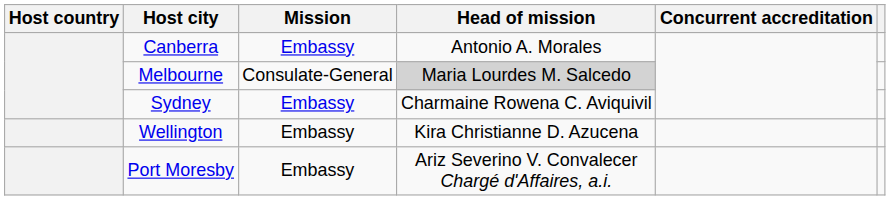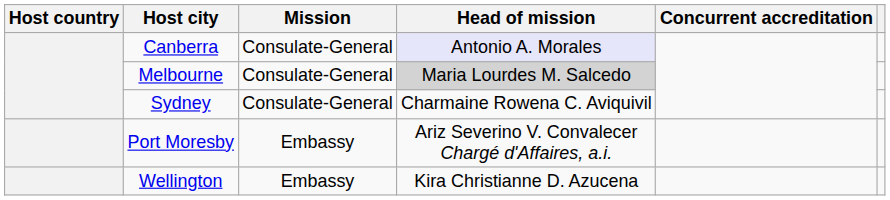(317, 47) Embassy -> (317, 47) Consulate-General
(526, 47) no background -> (526, 47) lavender background
(317, 103) Embassy -> (317, 103) Consulate-General
rows swapped: (181, 132) <-> (181, 170)
